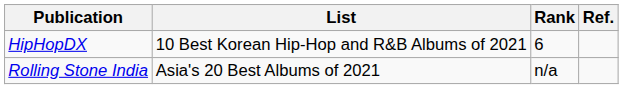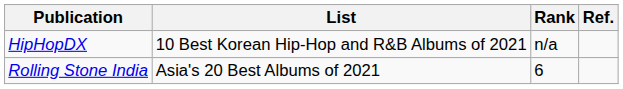(539, 44) 6 -> (546, 44) n/a
(546, 70) n/a -> (539, 70) 6
